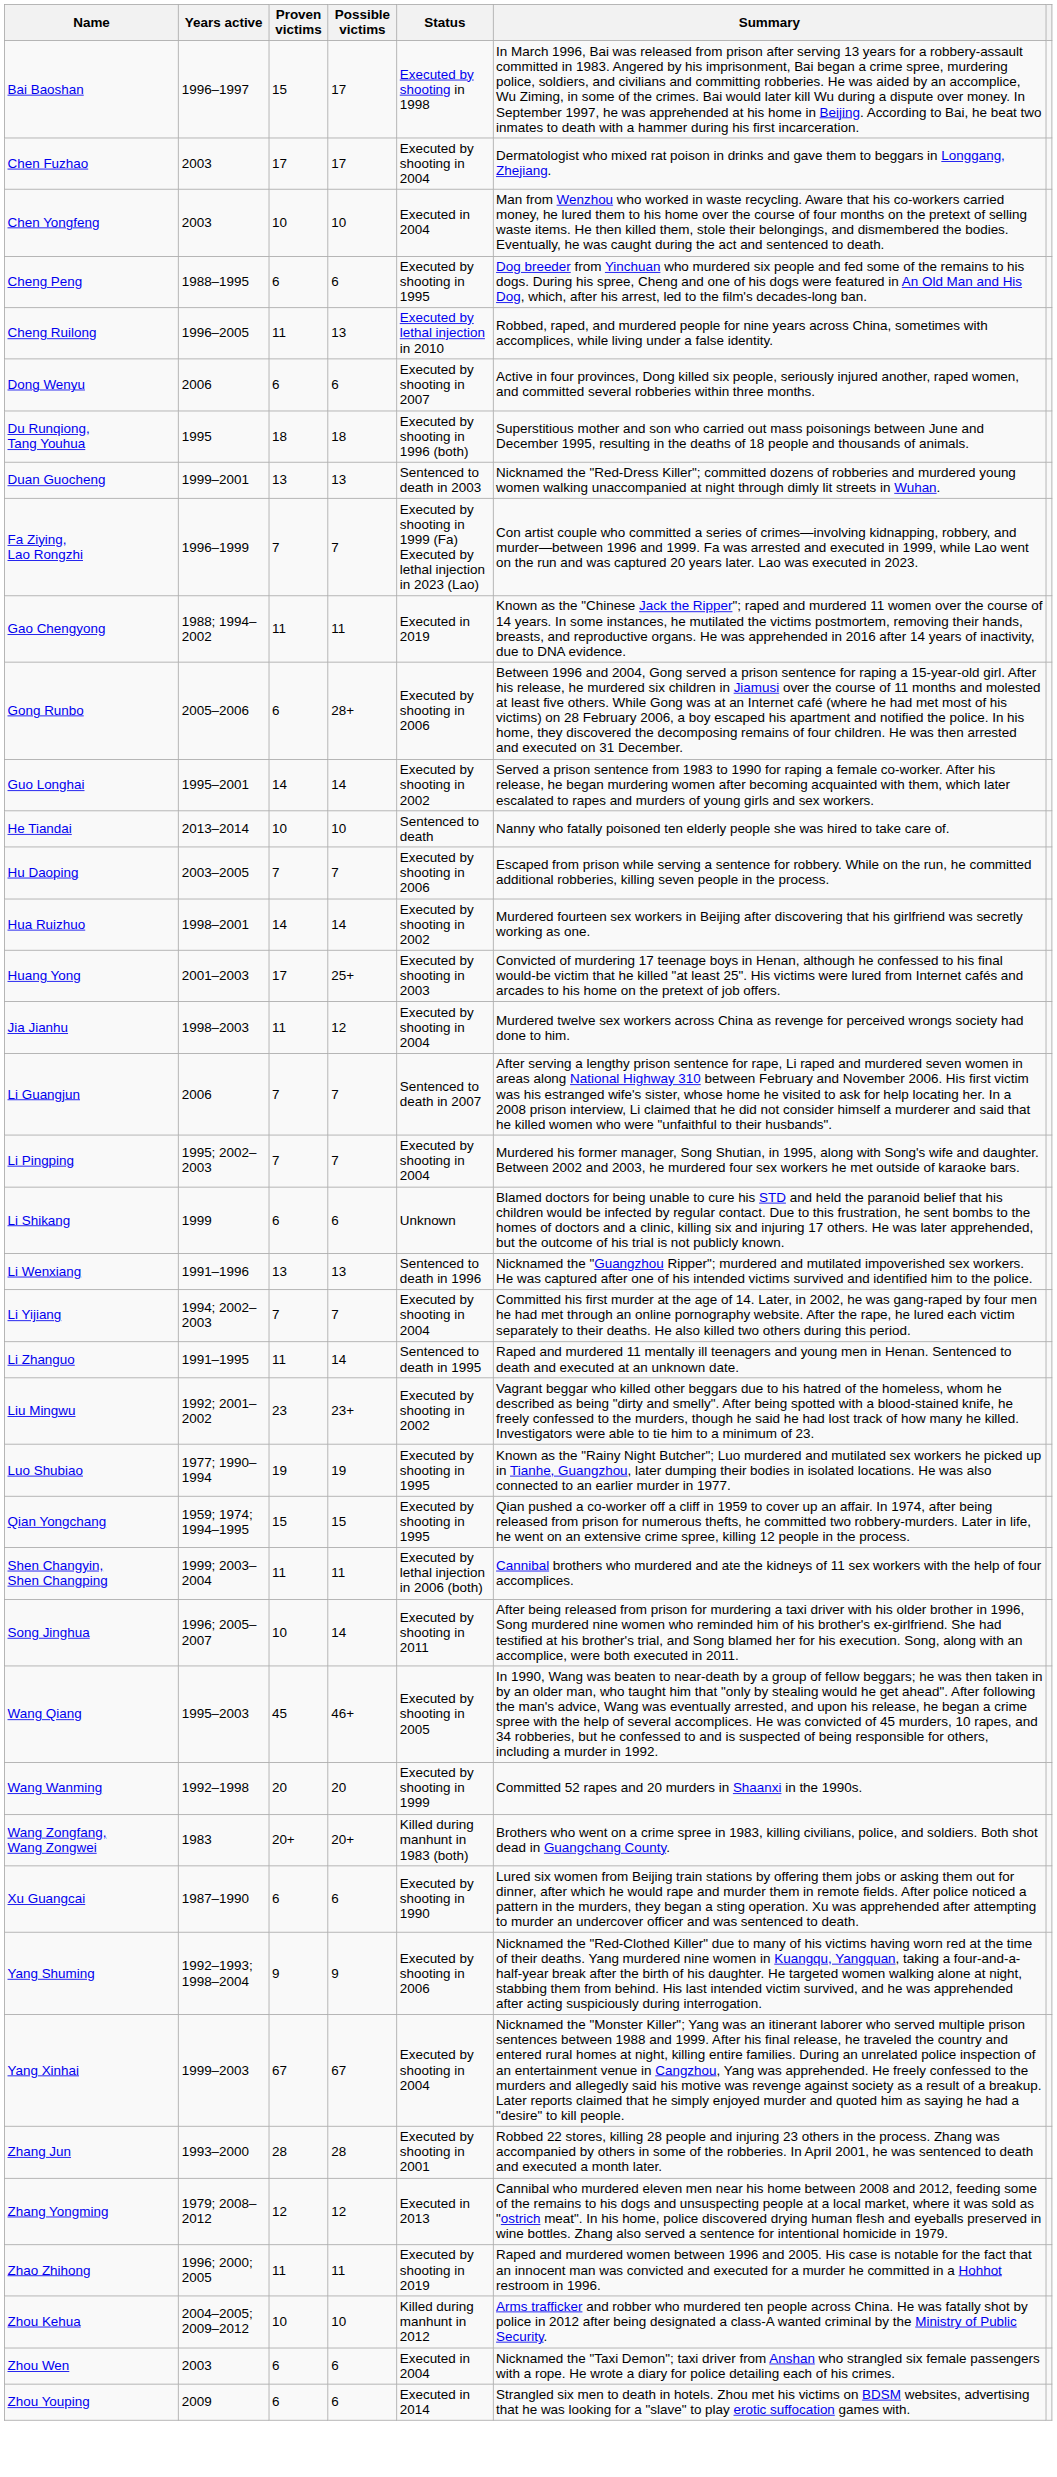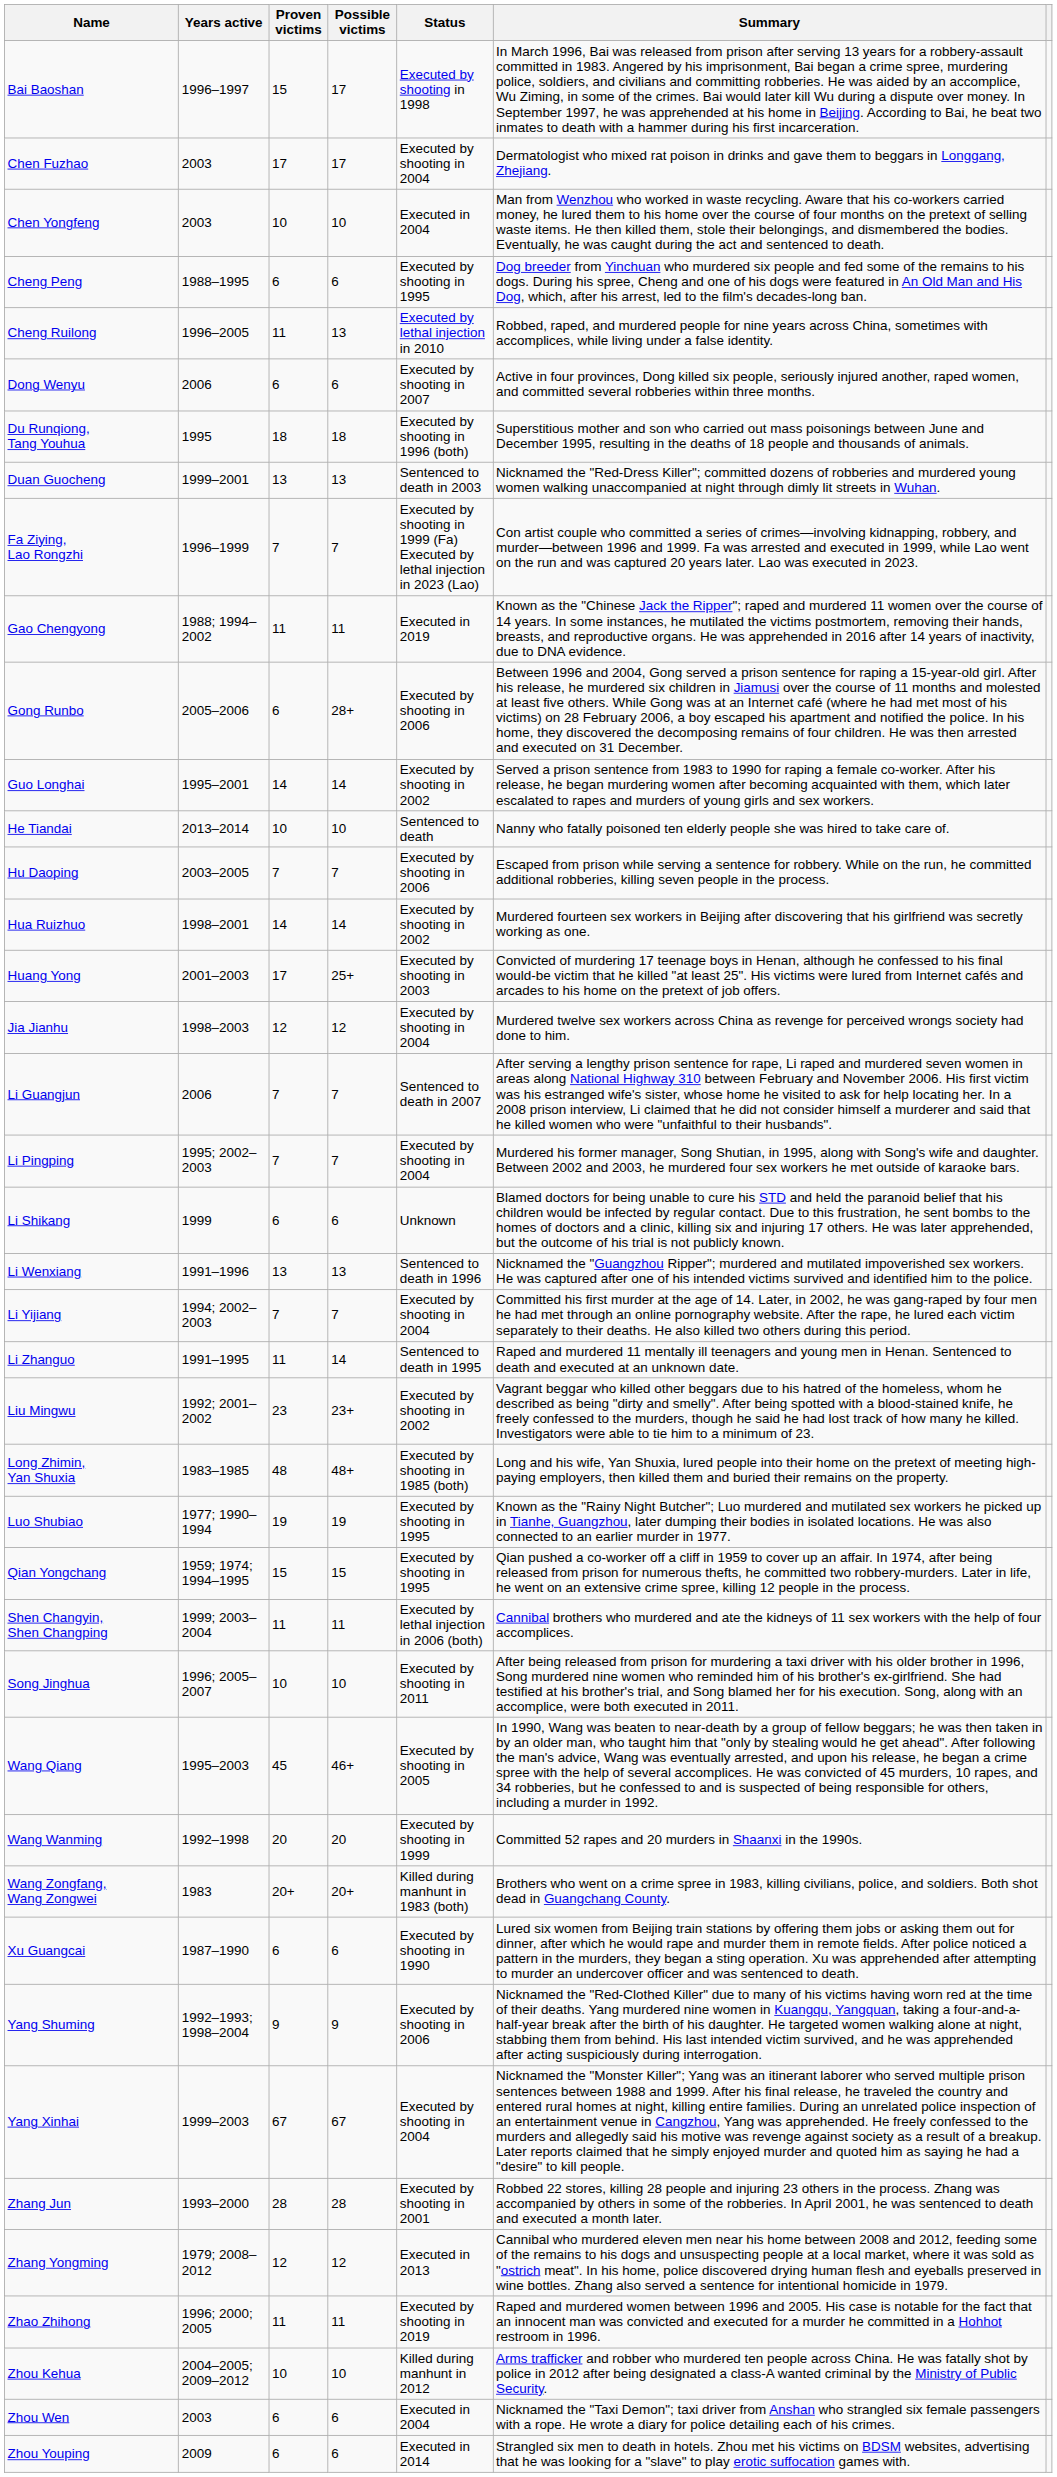(279, 1027) 11 -> (279, 1027) 12
+ row: (46, 1470)
(339, 1632) 14 -> (339, 1684) 10
